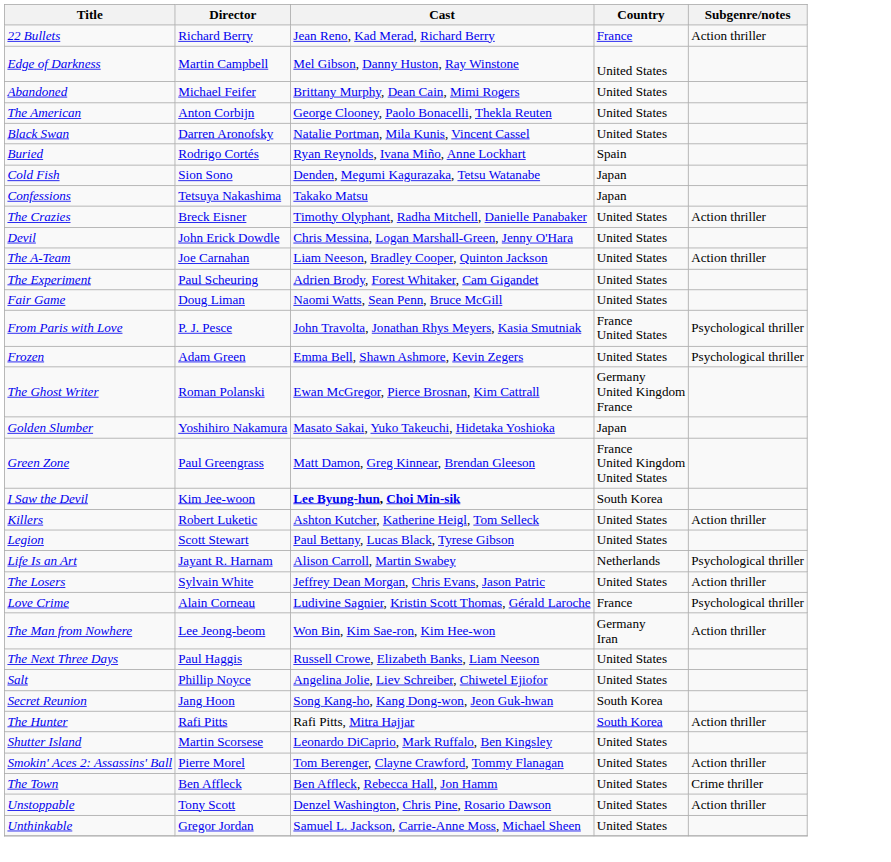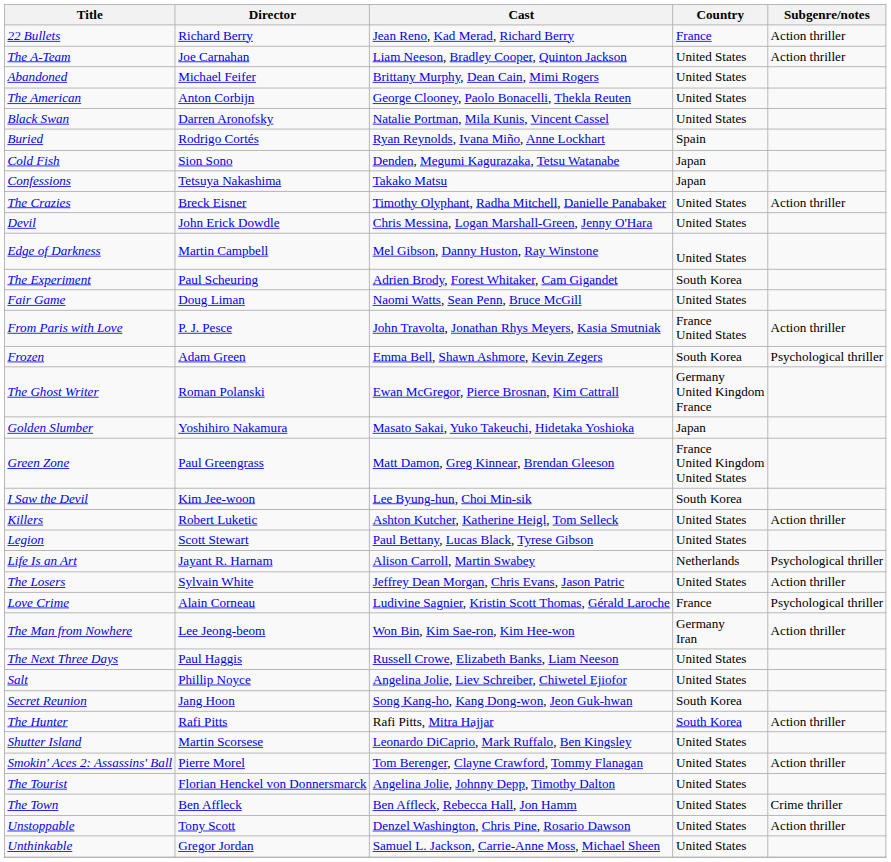rows swapped: (39, 258) <-> (54, 63)
(632, 279) United States -> (709, 279) South Korea
(748, 328) Psychological thriller -> (808, 328) Action thriller
(632, 356) United States -> (709, 356) South Korea
(377, 498) bold -> (452, 498) normal
+ row: (37, 784)
